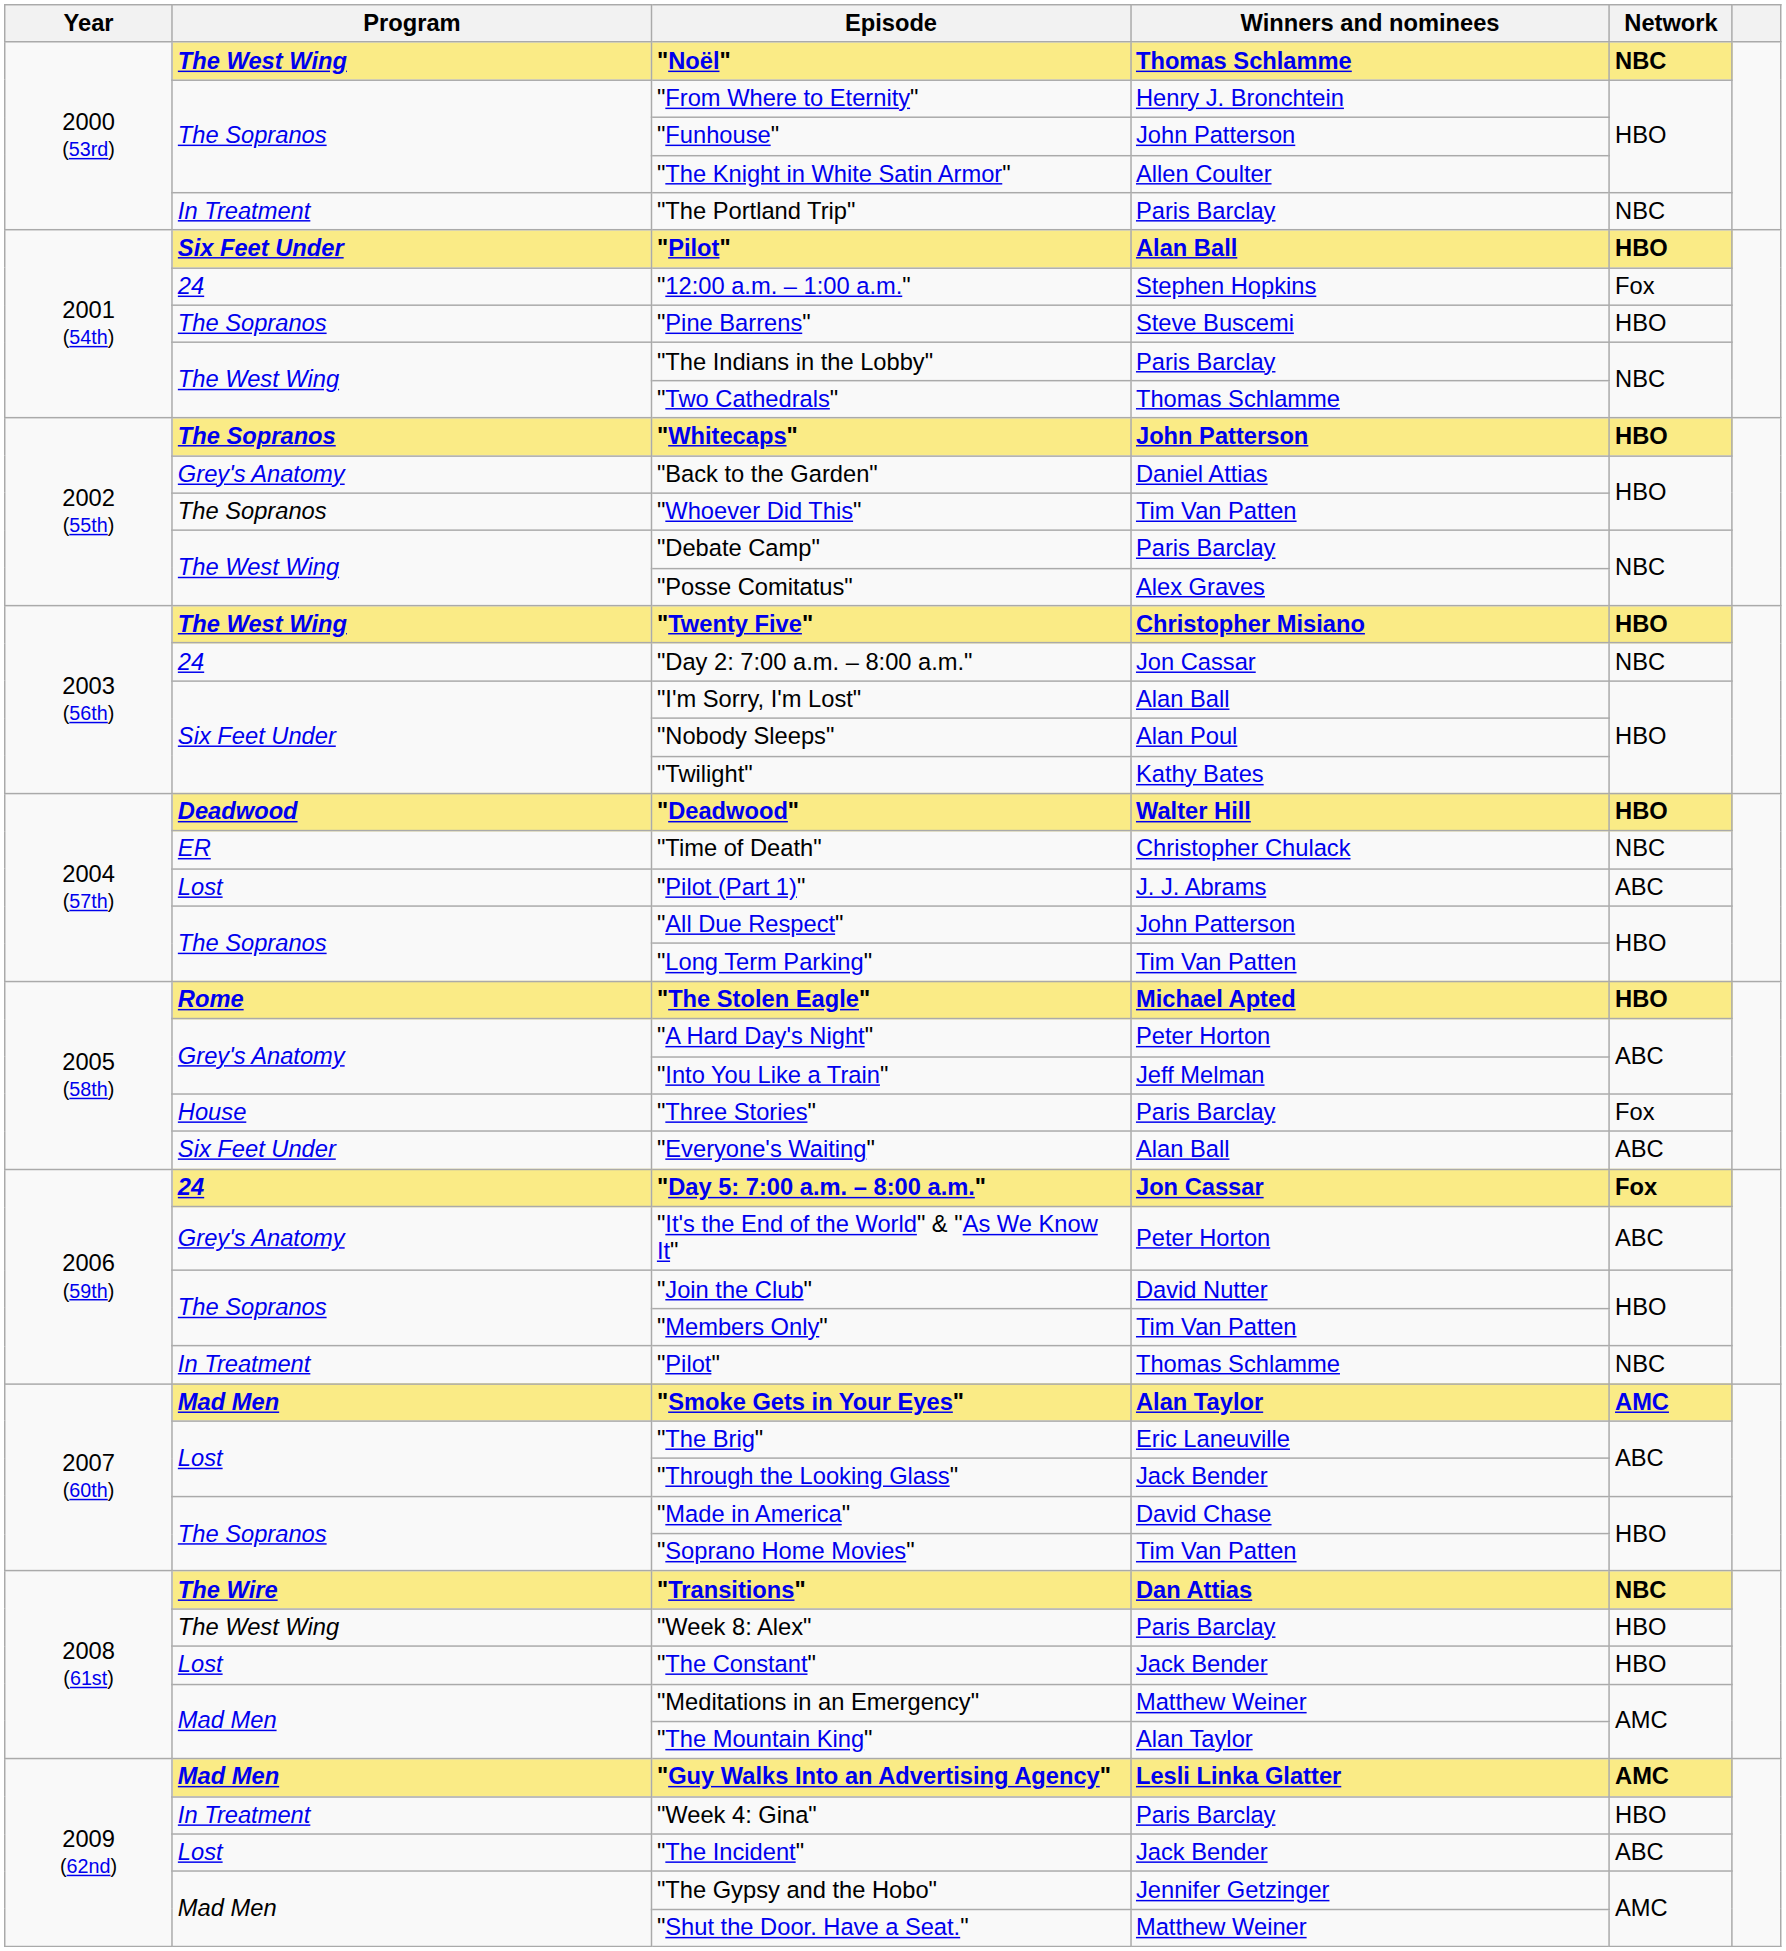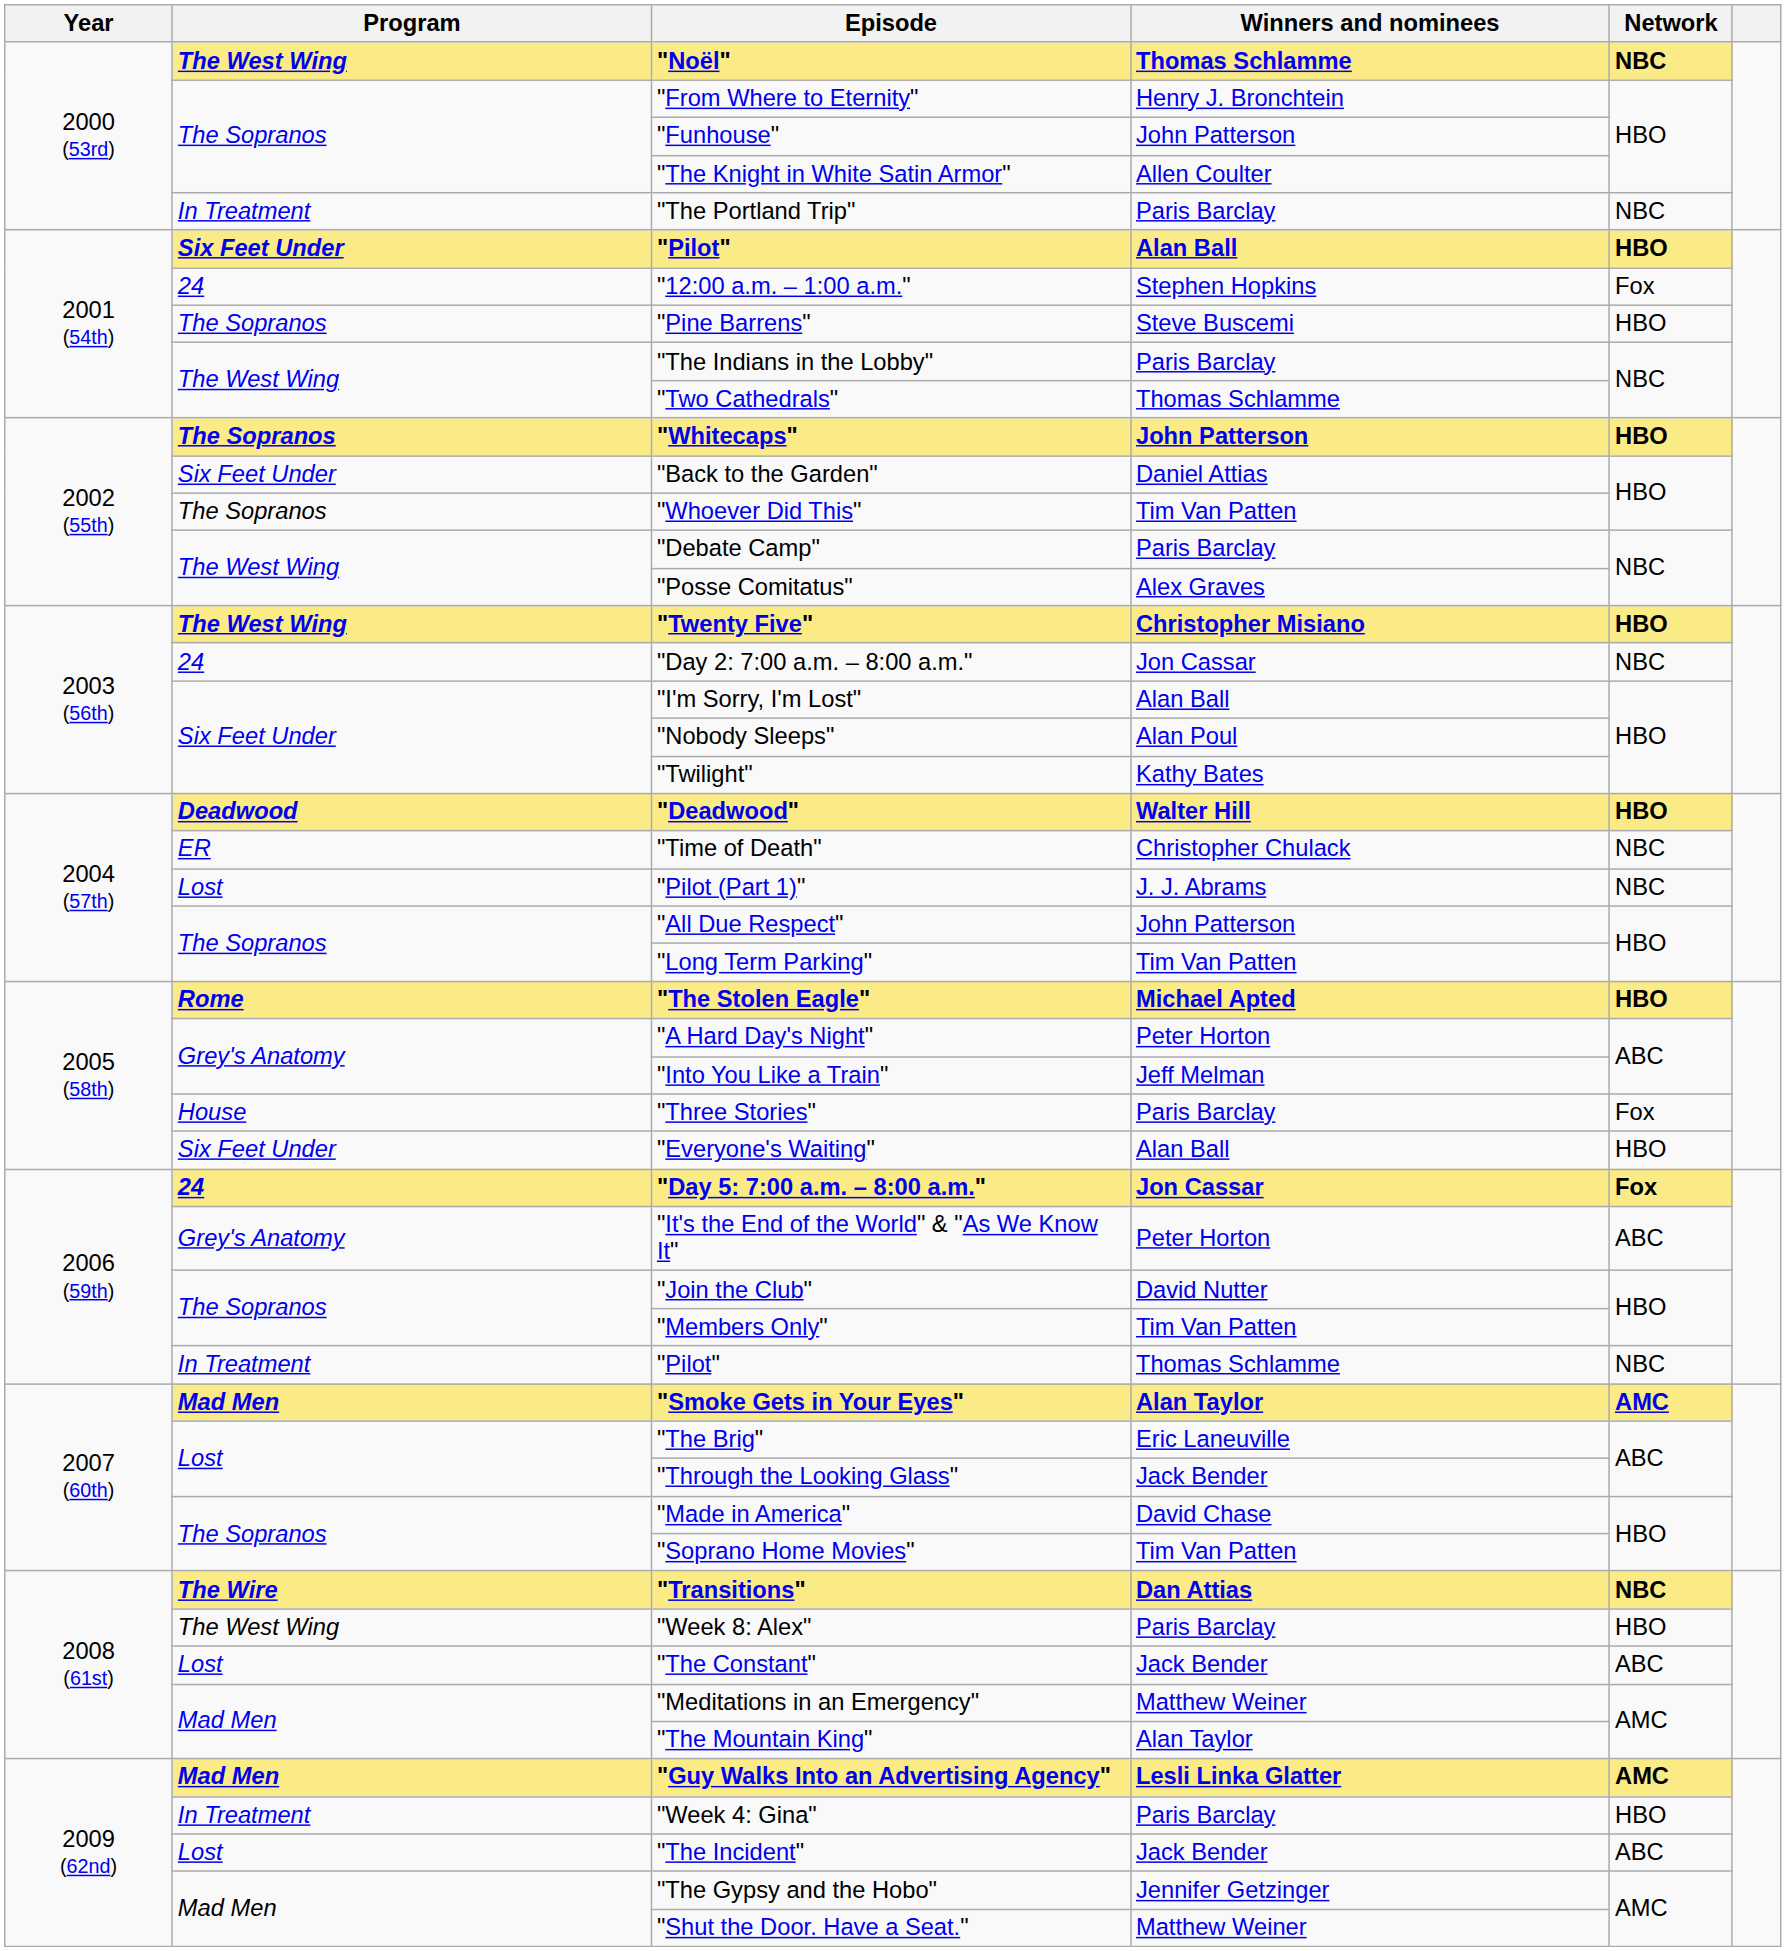(261, 473) Grey's Anatomy -> (257, 473) Six Feet Under
(1639, 887) ABC -> (1640, 887) NBC
(1639, 1149) ABC -> (1641, 1149) HBO
(1641, 1664) HBO -> (1639, 1664) ABC
